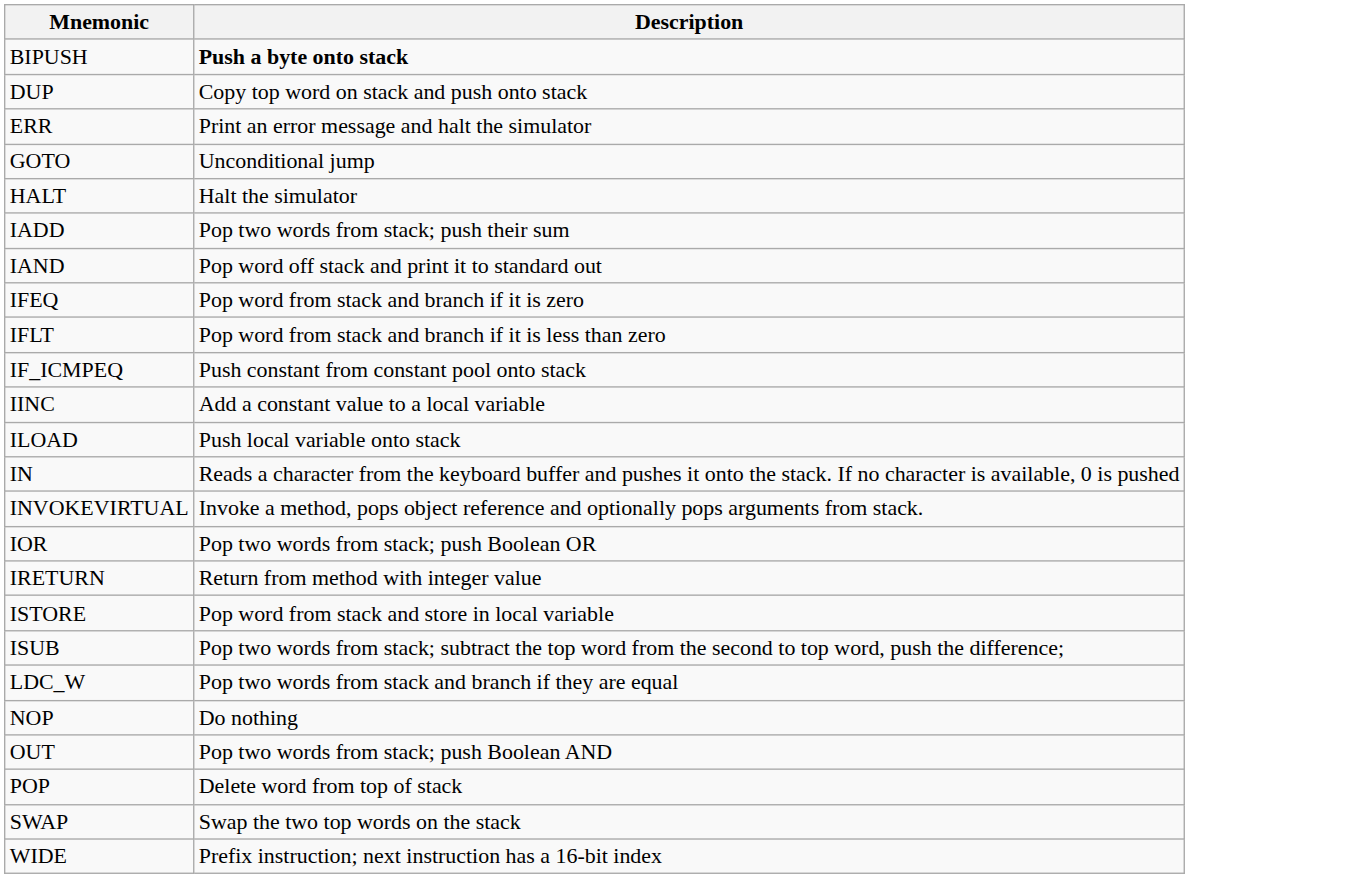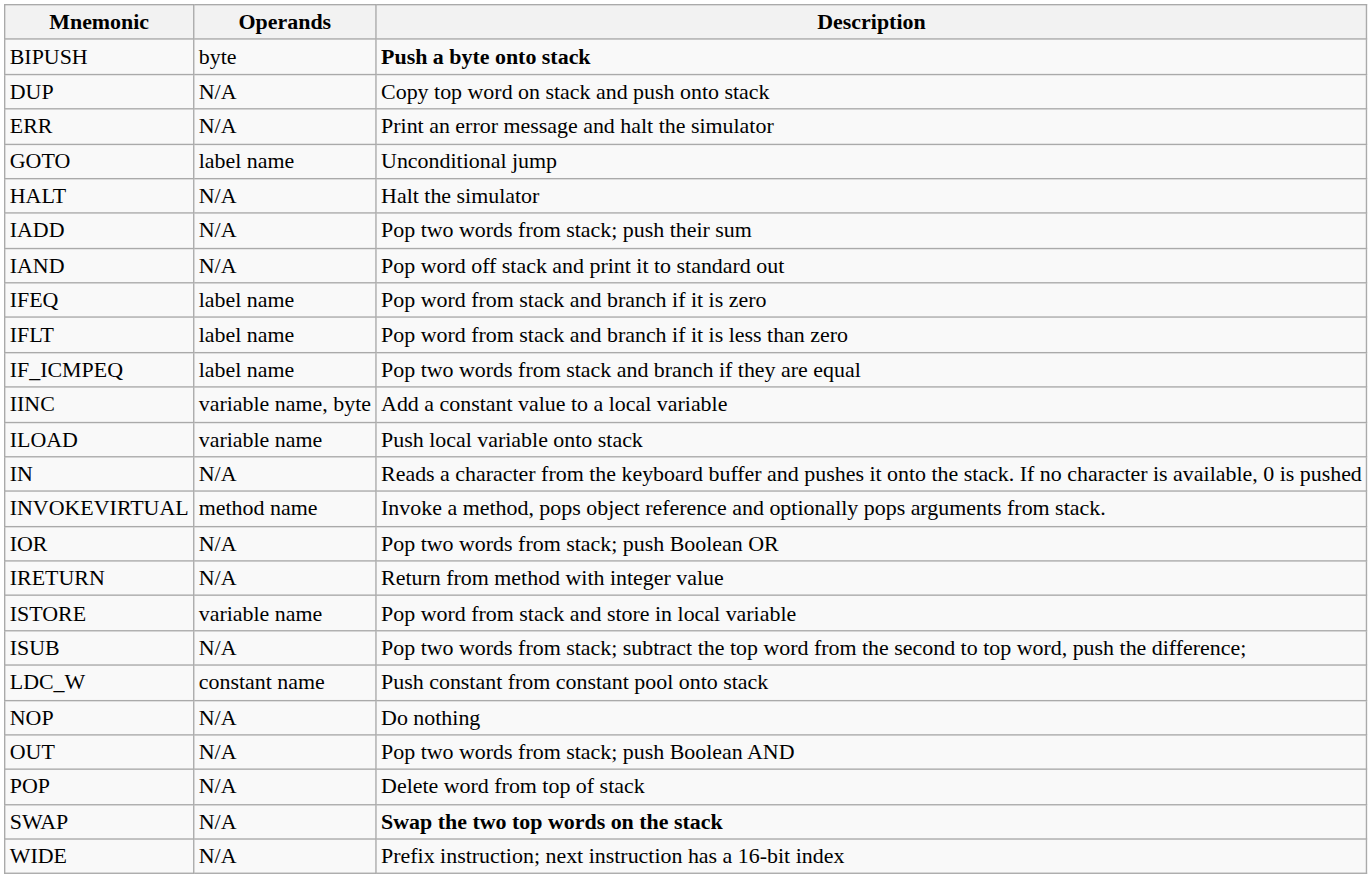+ column: (285, 21)
(392, 369) Push constant from constant pool onto stack -> (621, 369) Pop two words from stack and branch if they are equal
(439, 682) Pop two words from stack and branch if they are equal -> (575, 682) Push constant from constant pool onto stack
(360, 821) normal -> (552, 821) bold
